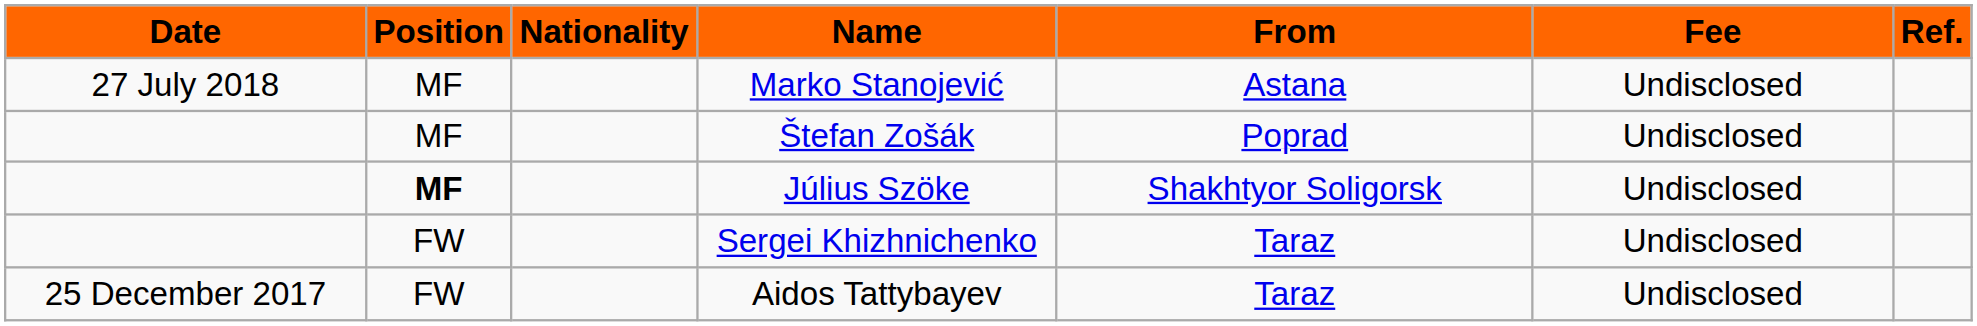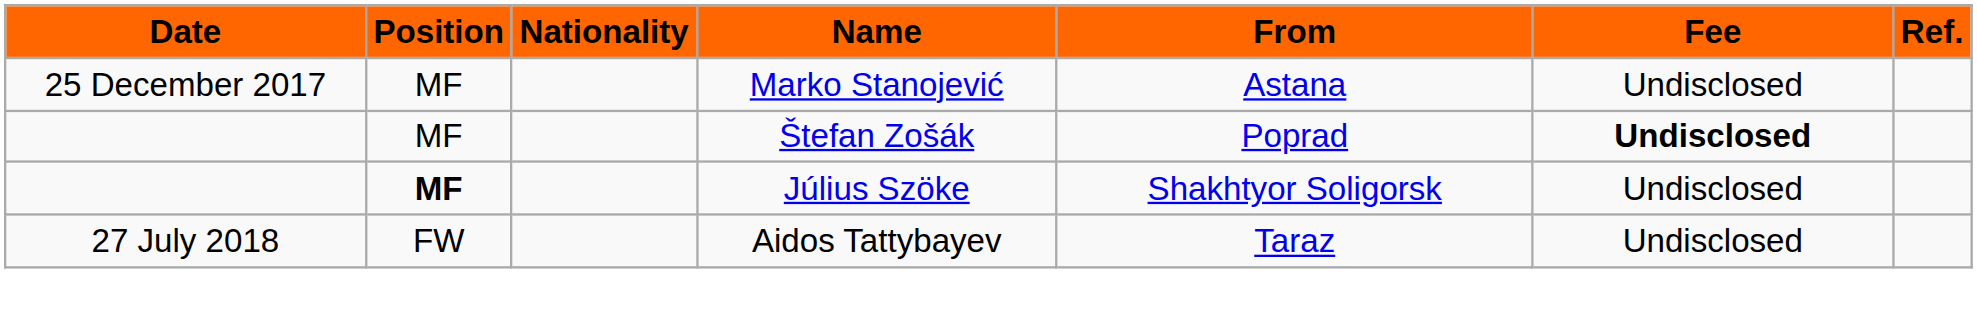(185, 84) 27 July 2018 -> (185, 84) 25 December 2017
(1713, 136) normal -> (1713, 136) bold
- row: (877, 241)
(185, 293) 25 December 2017 -> (185, 241) 27 July 2018
